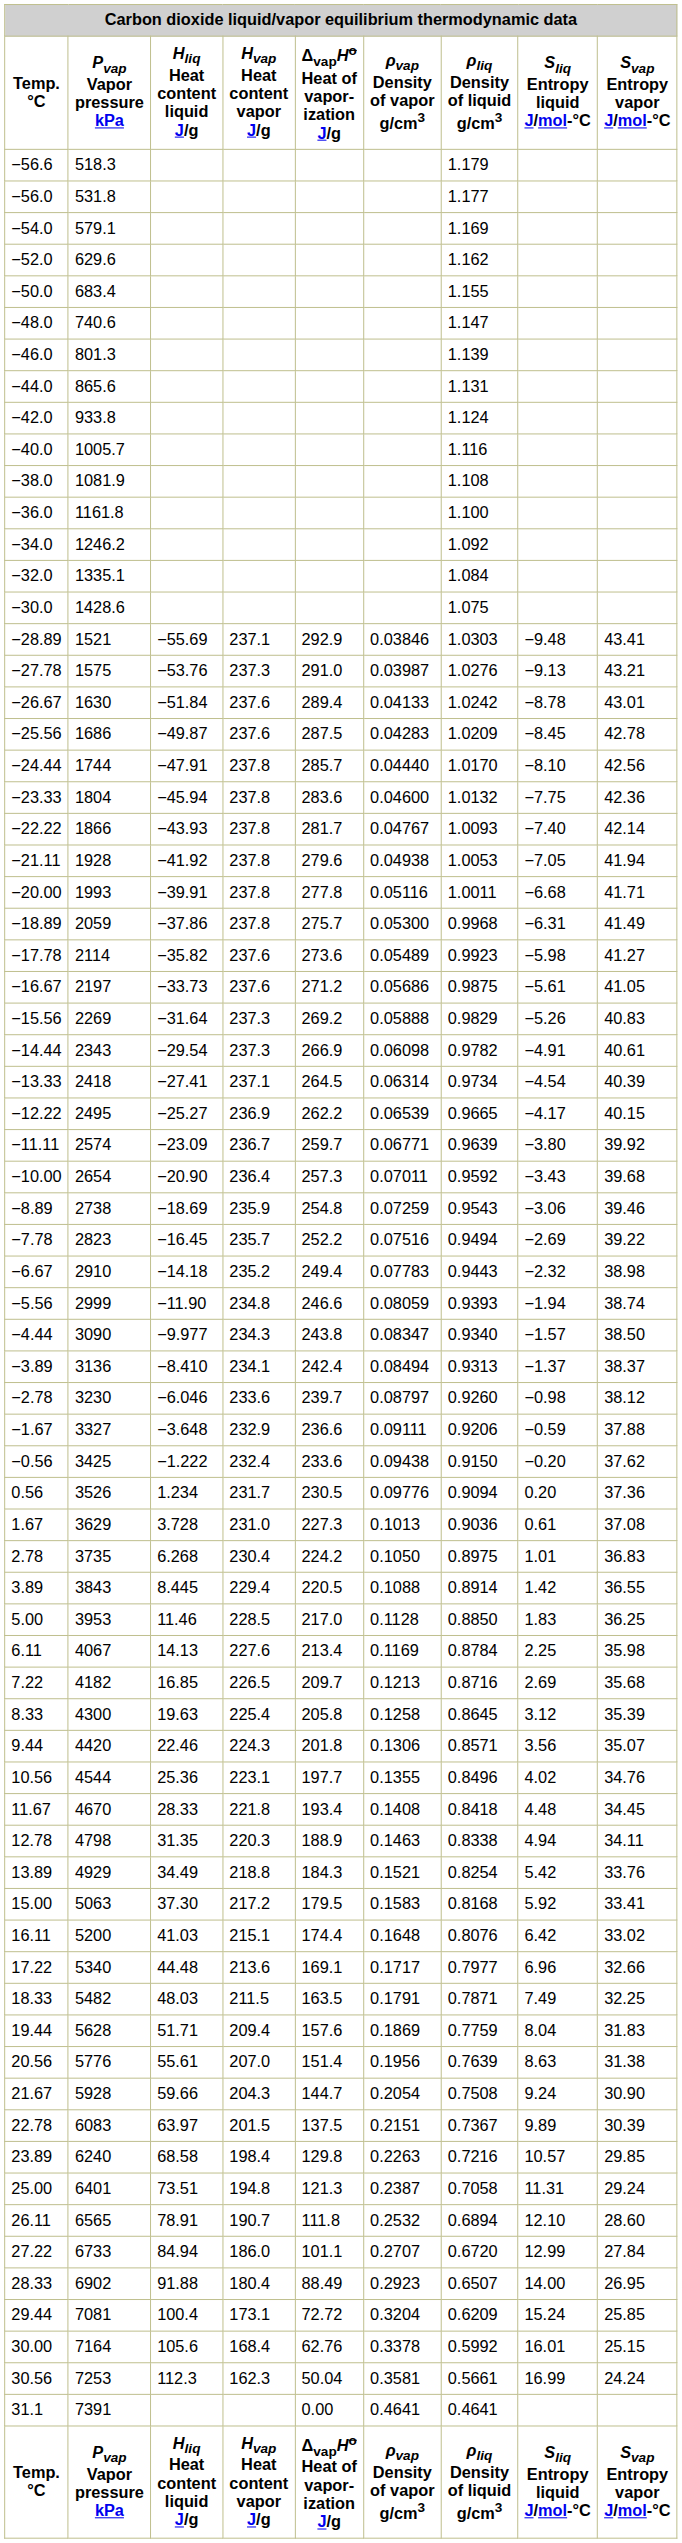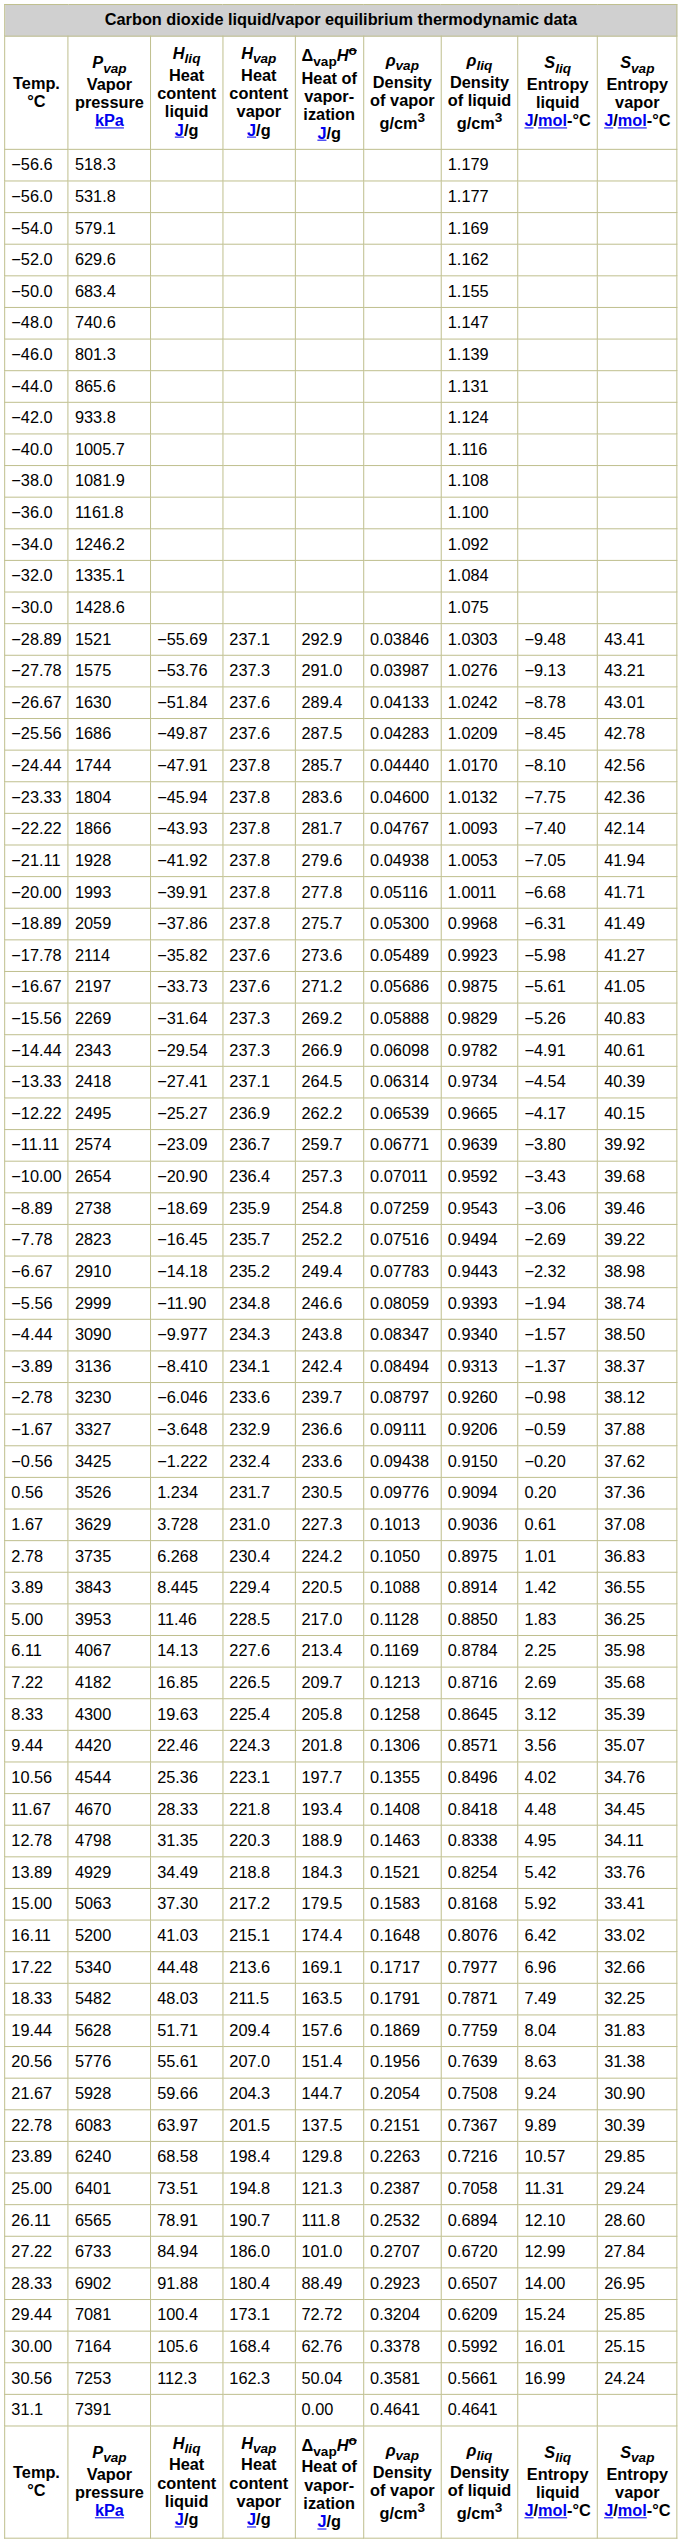(540, 1840) 4.94 -> (540, 1840) 4.95
(322, 2251) 101.1 -> (322, 2251) 101.0
